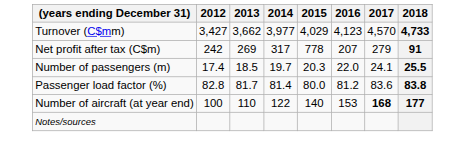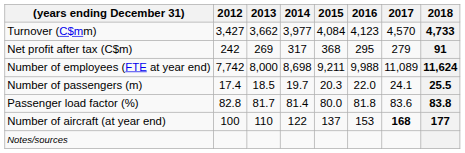(314, 31) 4,029 -> (331, 31) 4,084
(314, 49) 778 -> (331, 49) 368
(348, 49) 207 -> (365, 49) 295
+ row: (109, 67)
(348, 85) 81.2 -> (365, 103) 81.8
(314, 103) 140 -> (331, 121) 137
